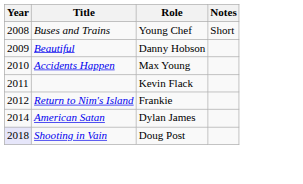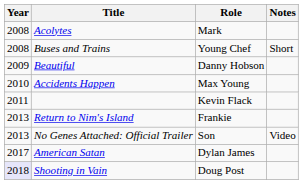+ row: (53, 30)
(18, 100) 2012 -> (18, 118) 2013
+ row: (113, 135)
(18, 118) 2014 -> (18, 153) 2017
